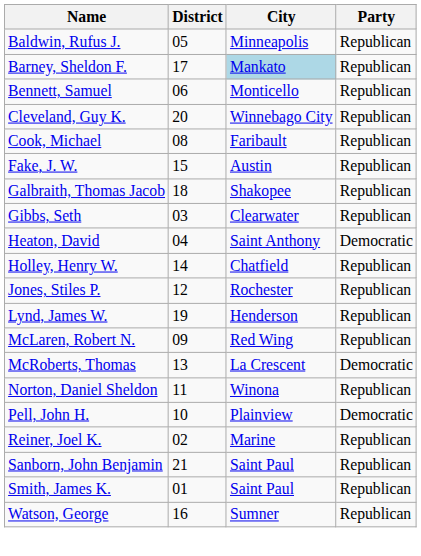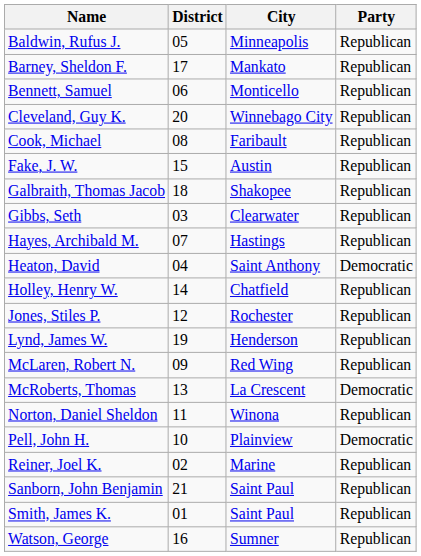(258, 66) lightblue background -> (258, 66) no background
+ row: (73, 240)
